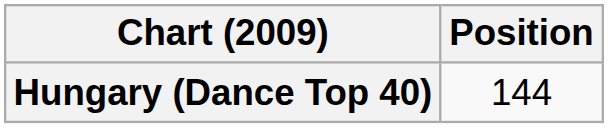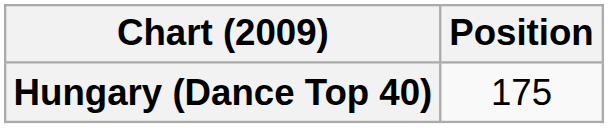(521, 91) 144 -> (521, 91) 175
